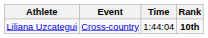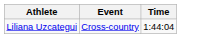- column: (190, 12)
